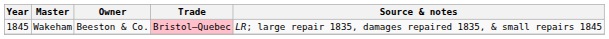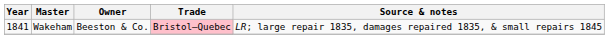(18, 27) 1845 -> (18, 27) 1841
